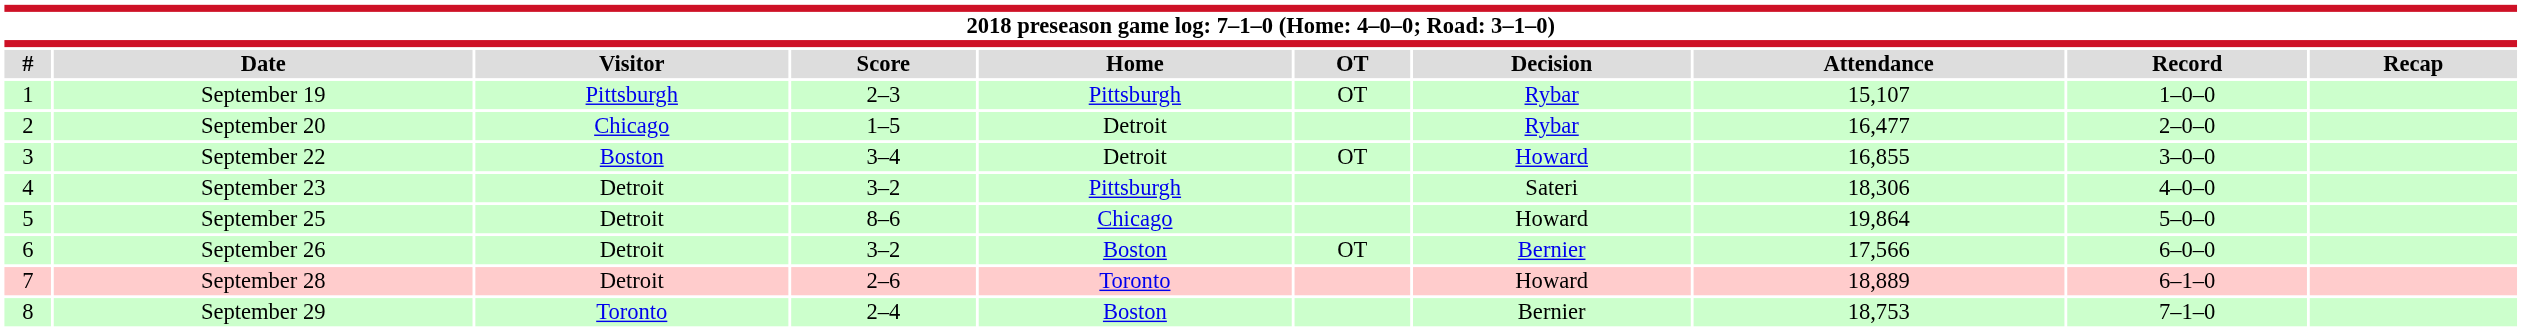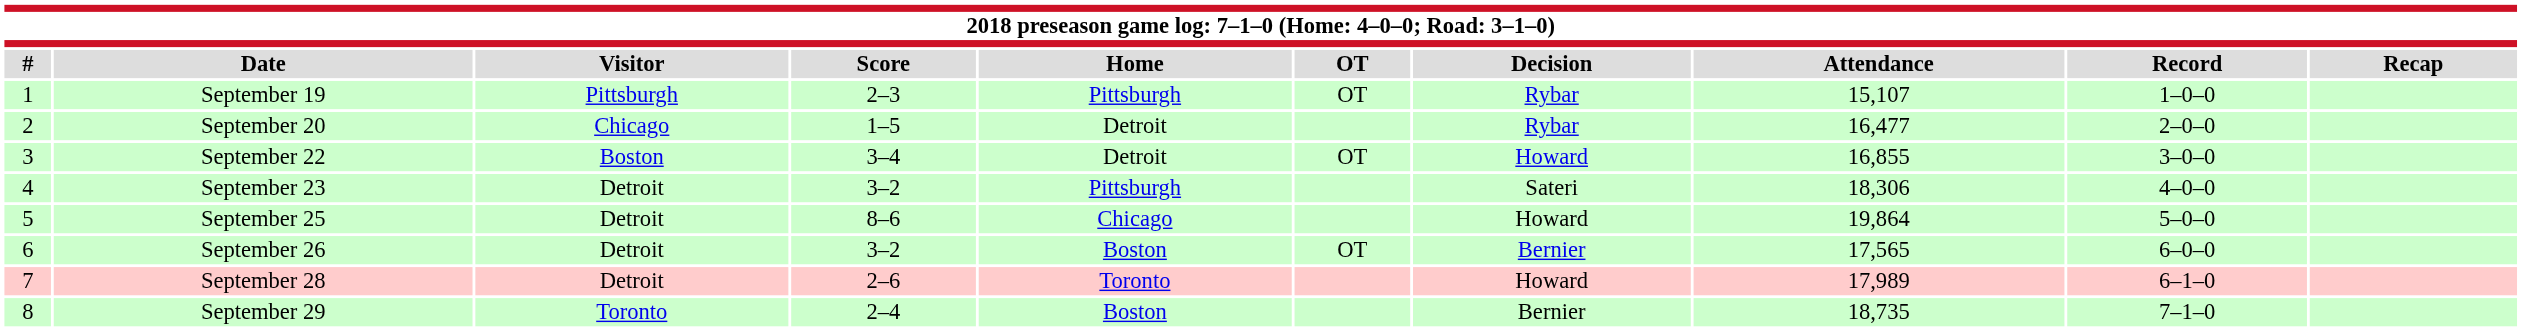(1879, 249) 17,566 -> (1879, 249) 17,565
(1879, 280) 18,889 -> (1879, 280) 17,989
(1879, 311) 18,753 -> (1879, 311) 18,735
